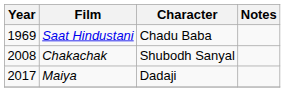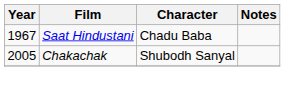(22, 35) 1969 -> (22, 35) 1967
(22, 55) 2008 -> (22, 55) 2005
- row: (59, 76)
